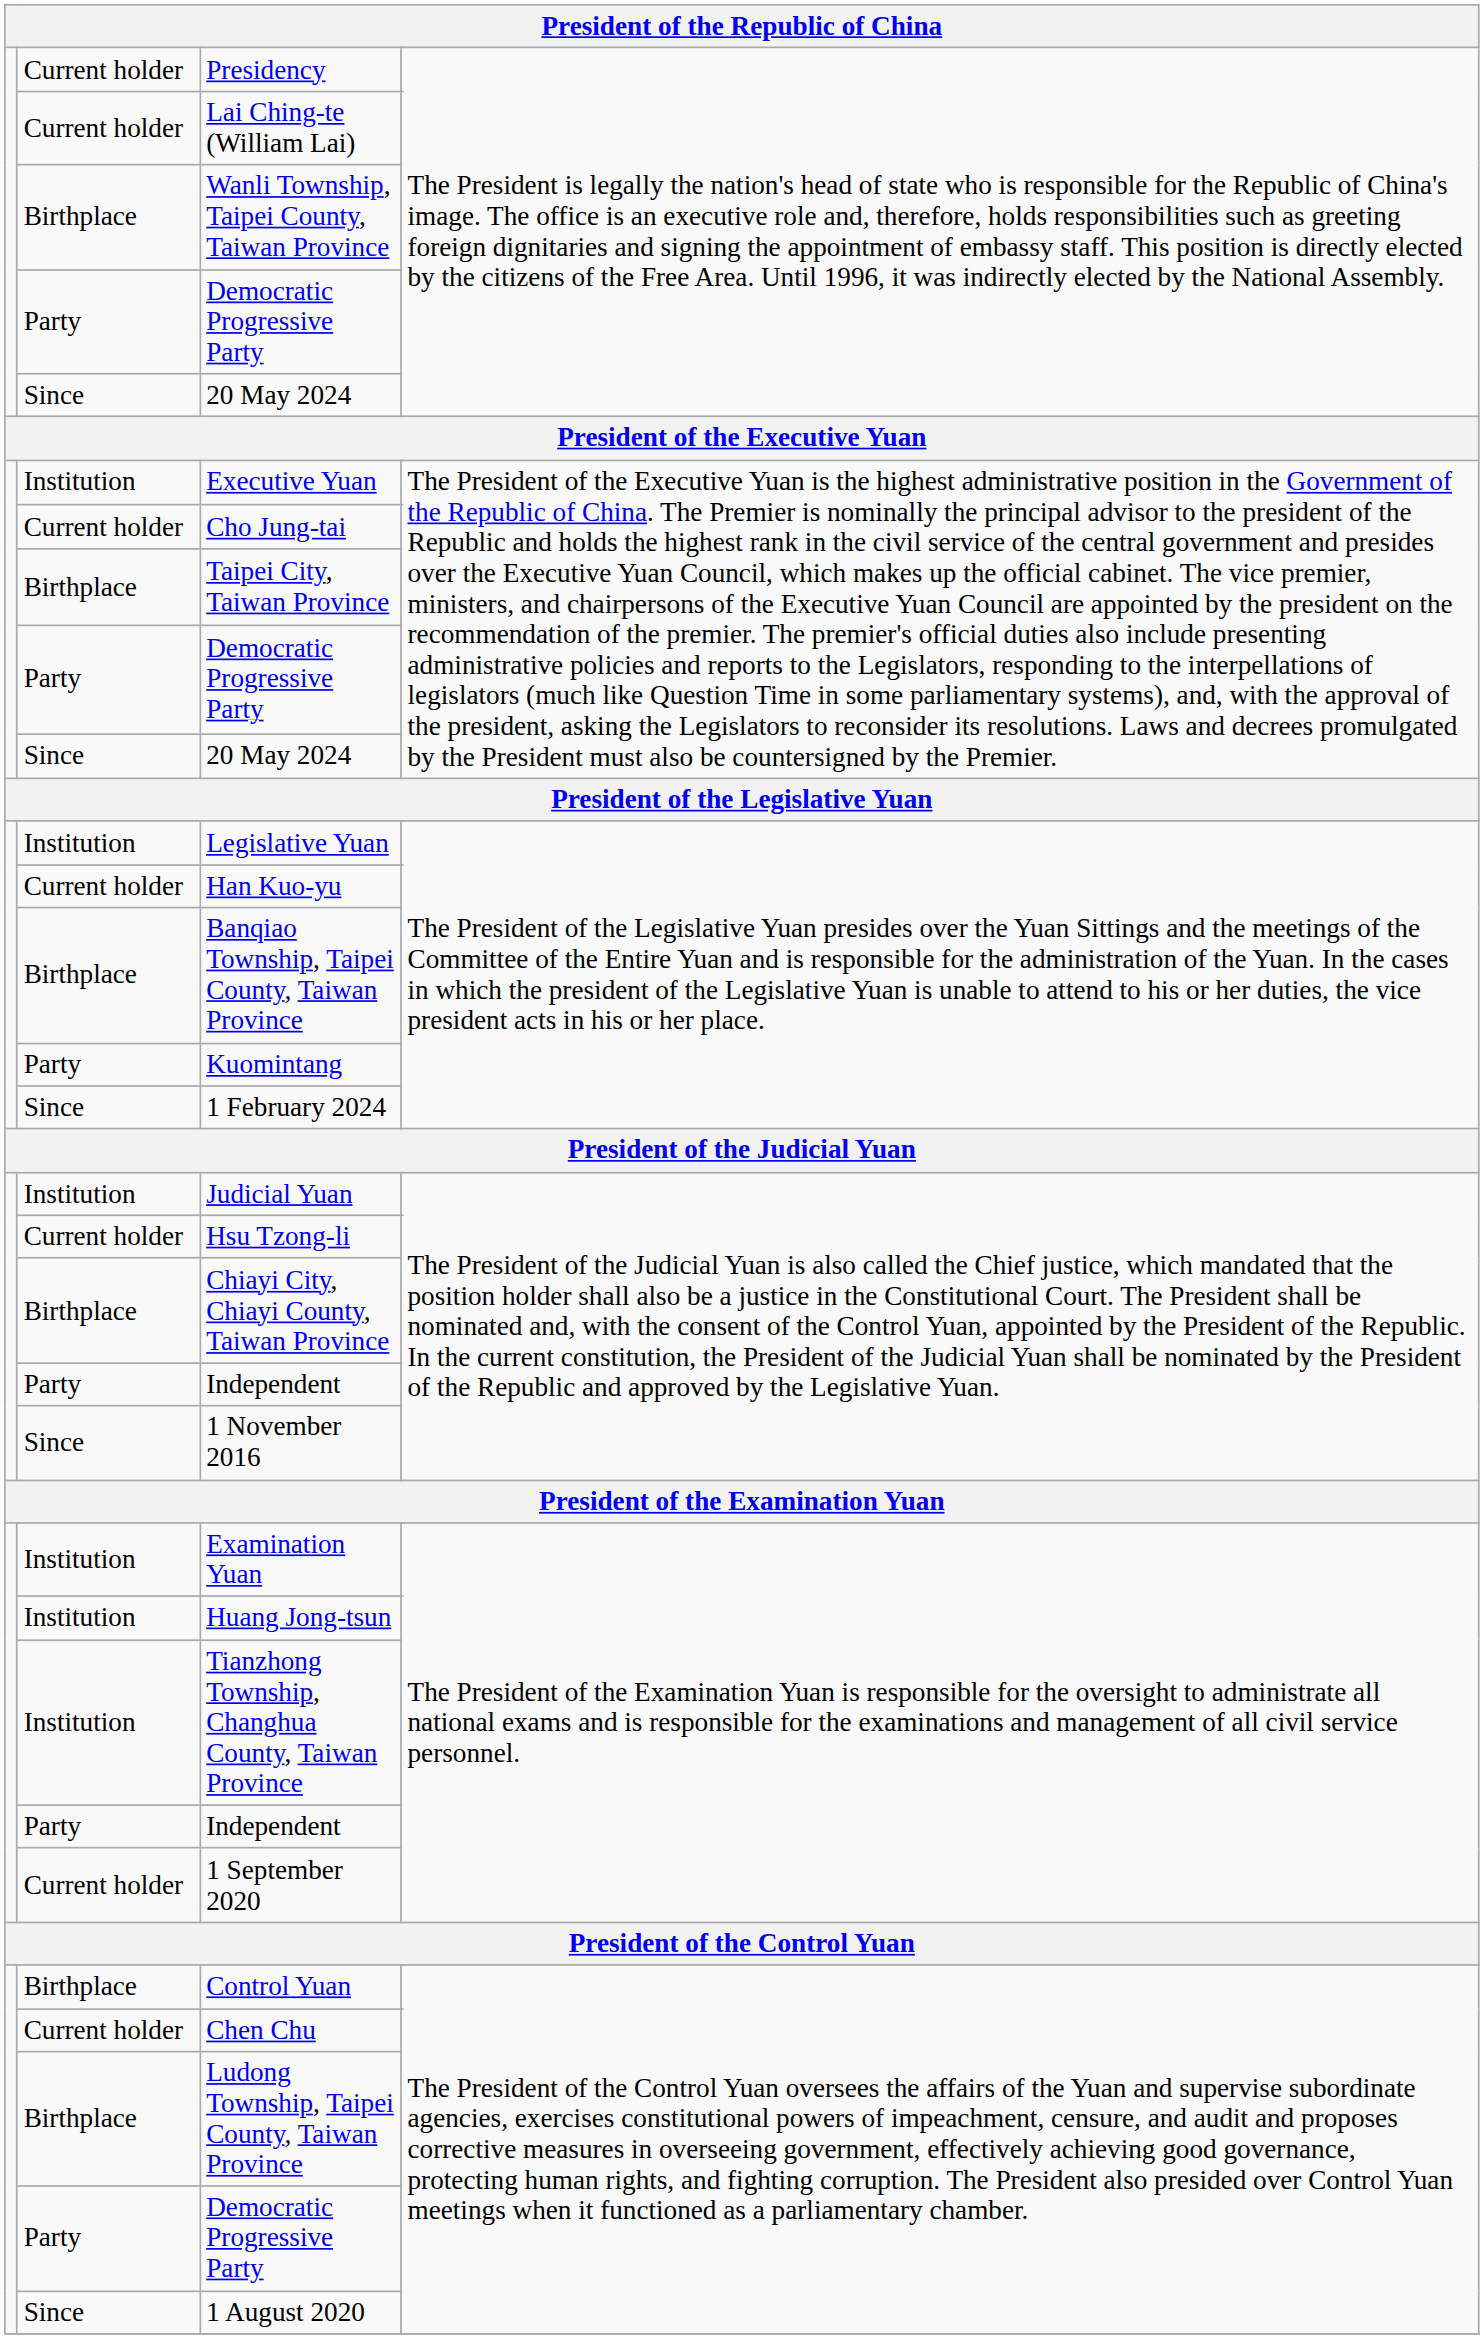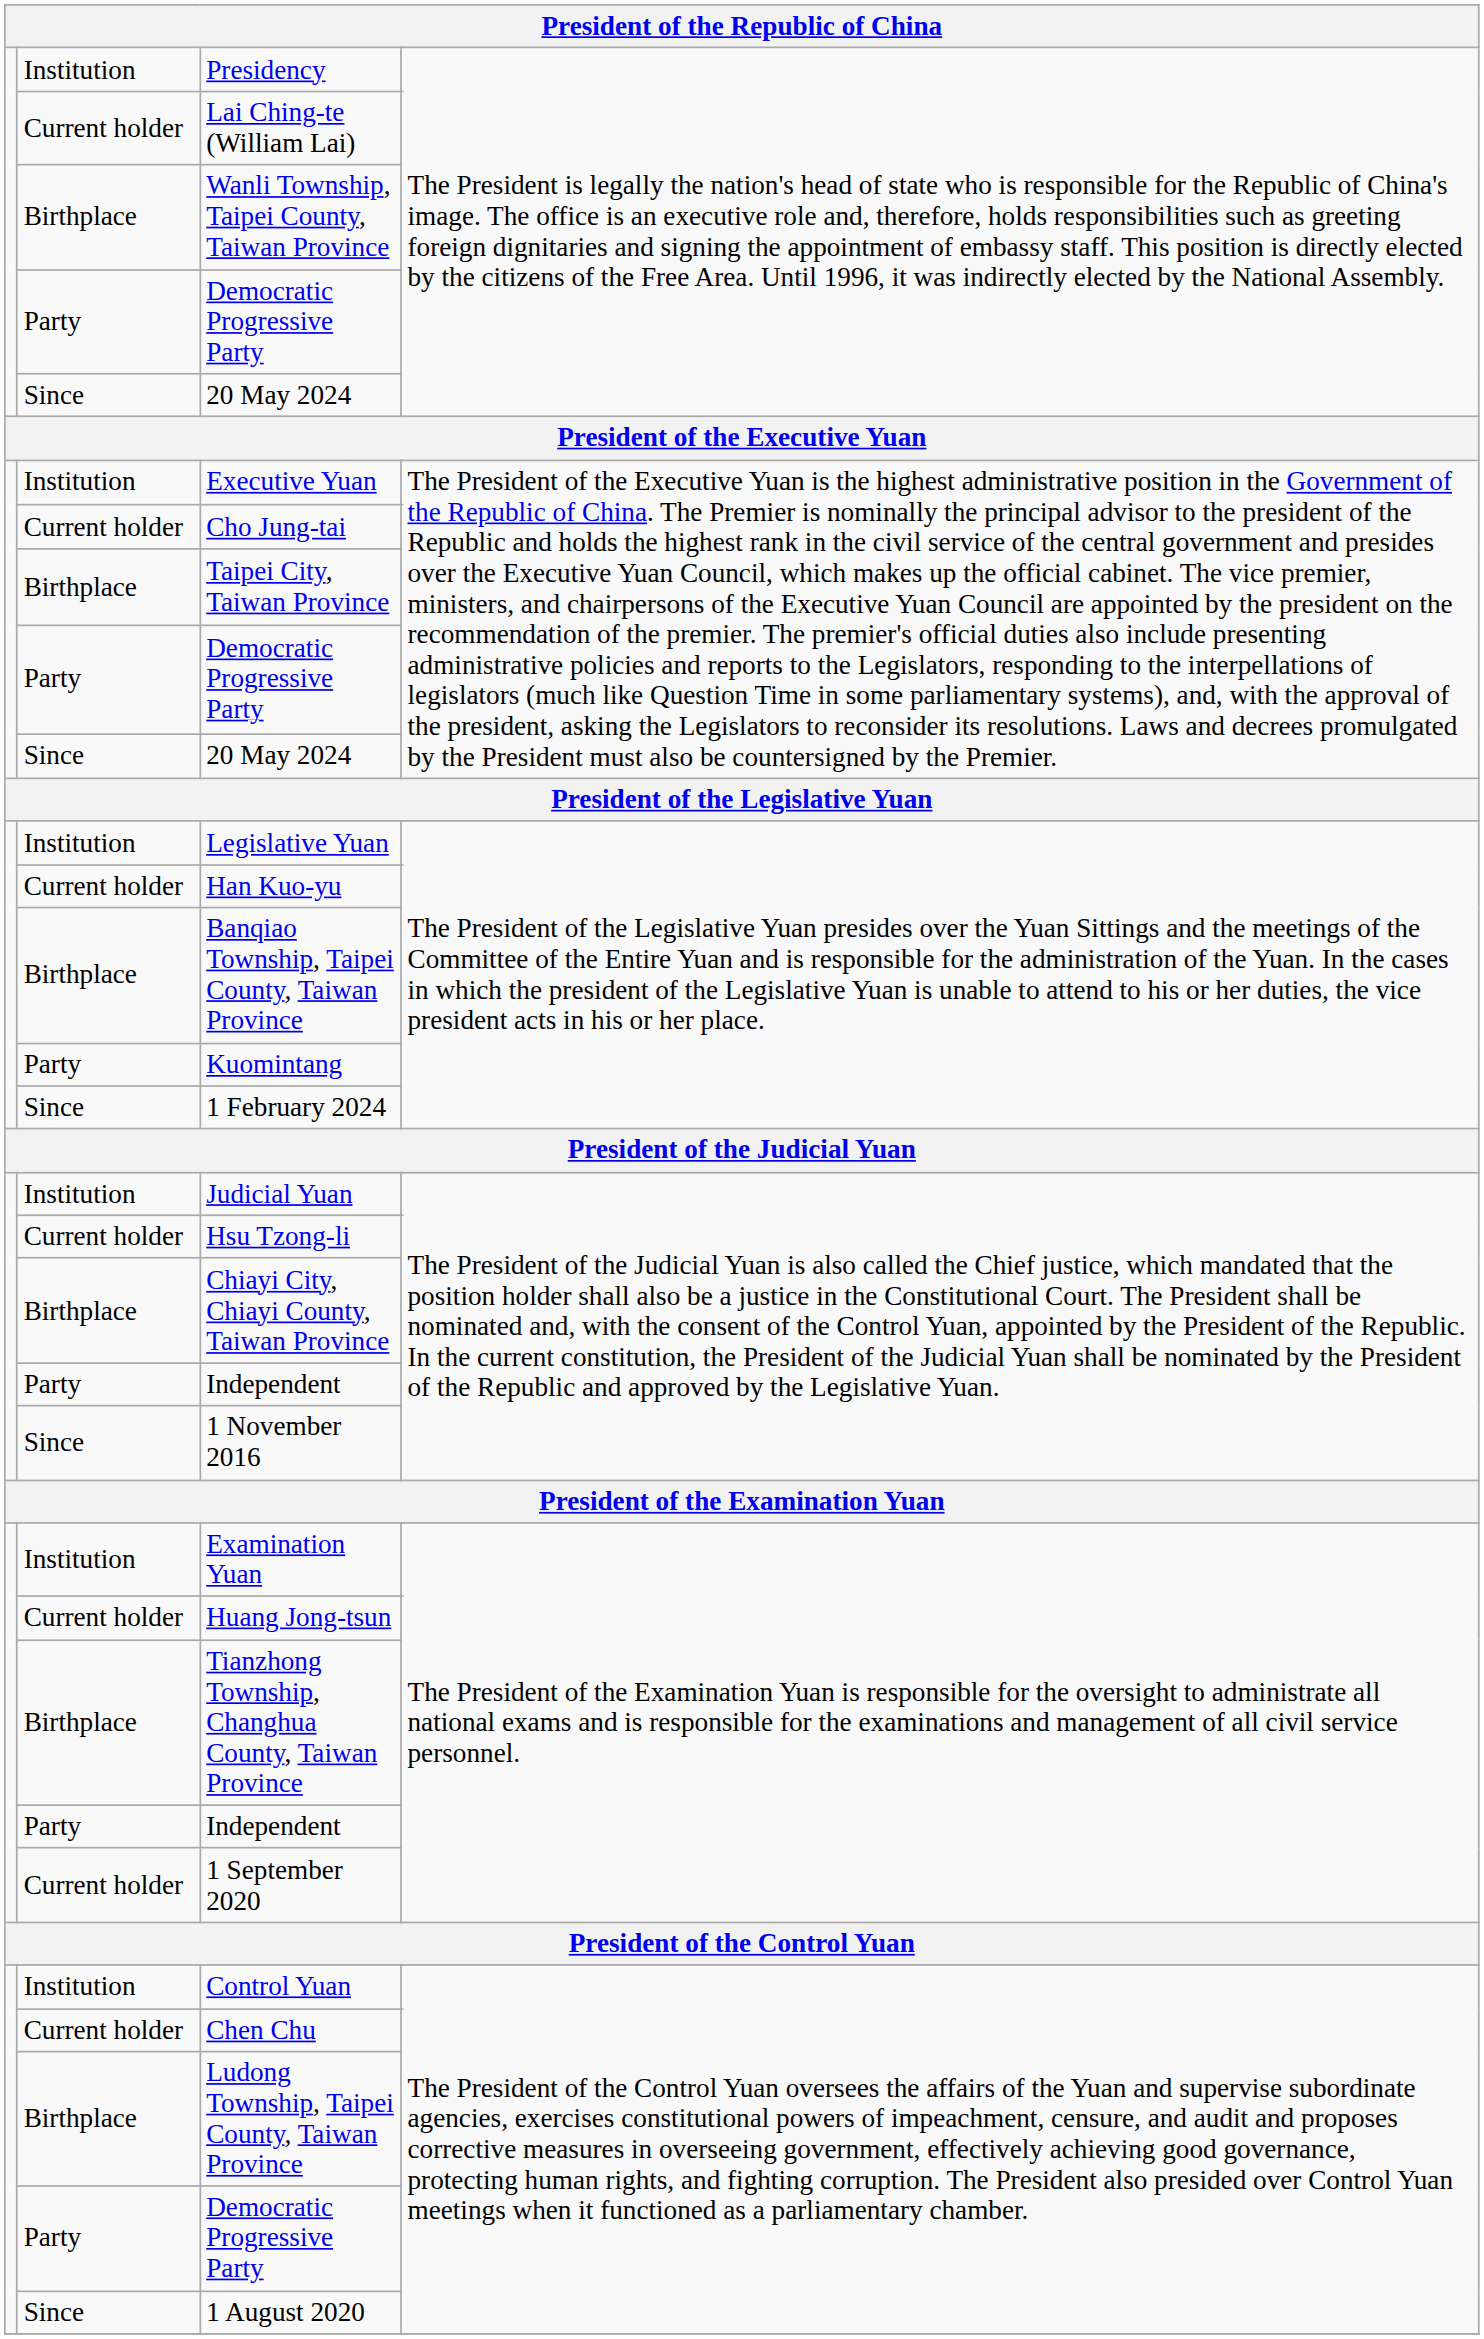(103, 69) Current holder -> (80, 69) Institution
(80, 1617) Institution -> (103, 1617) Current holder
(80, 1722) Institution -> (80, 1722) Birthplace
(80, 1986) Birthplace -> (80, 1986) Institution
